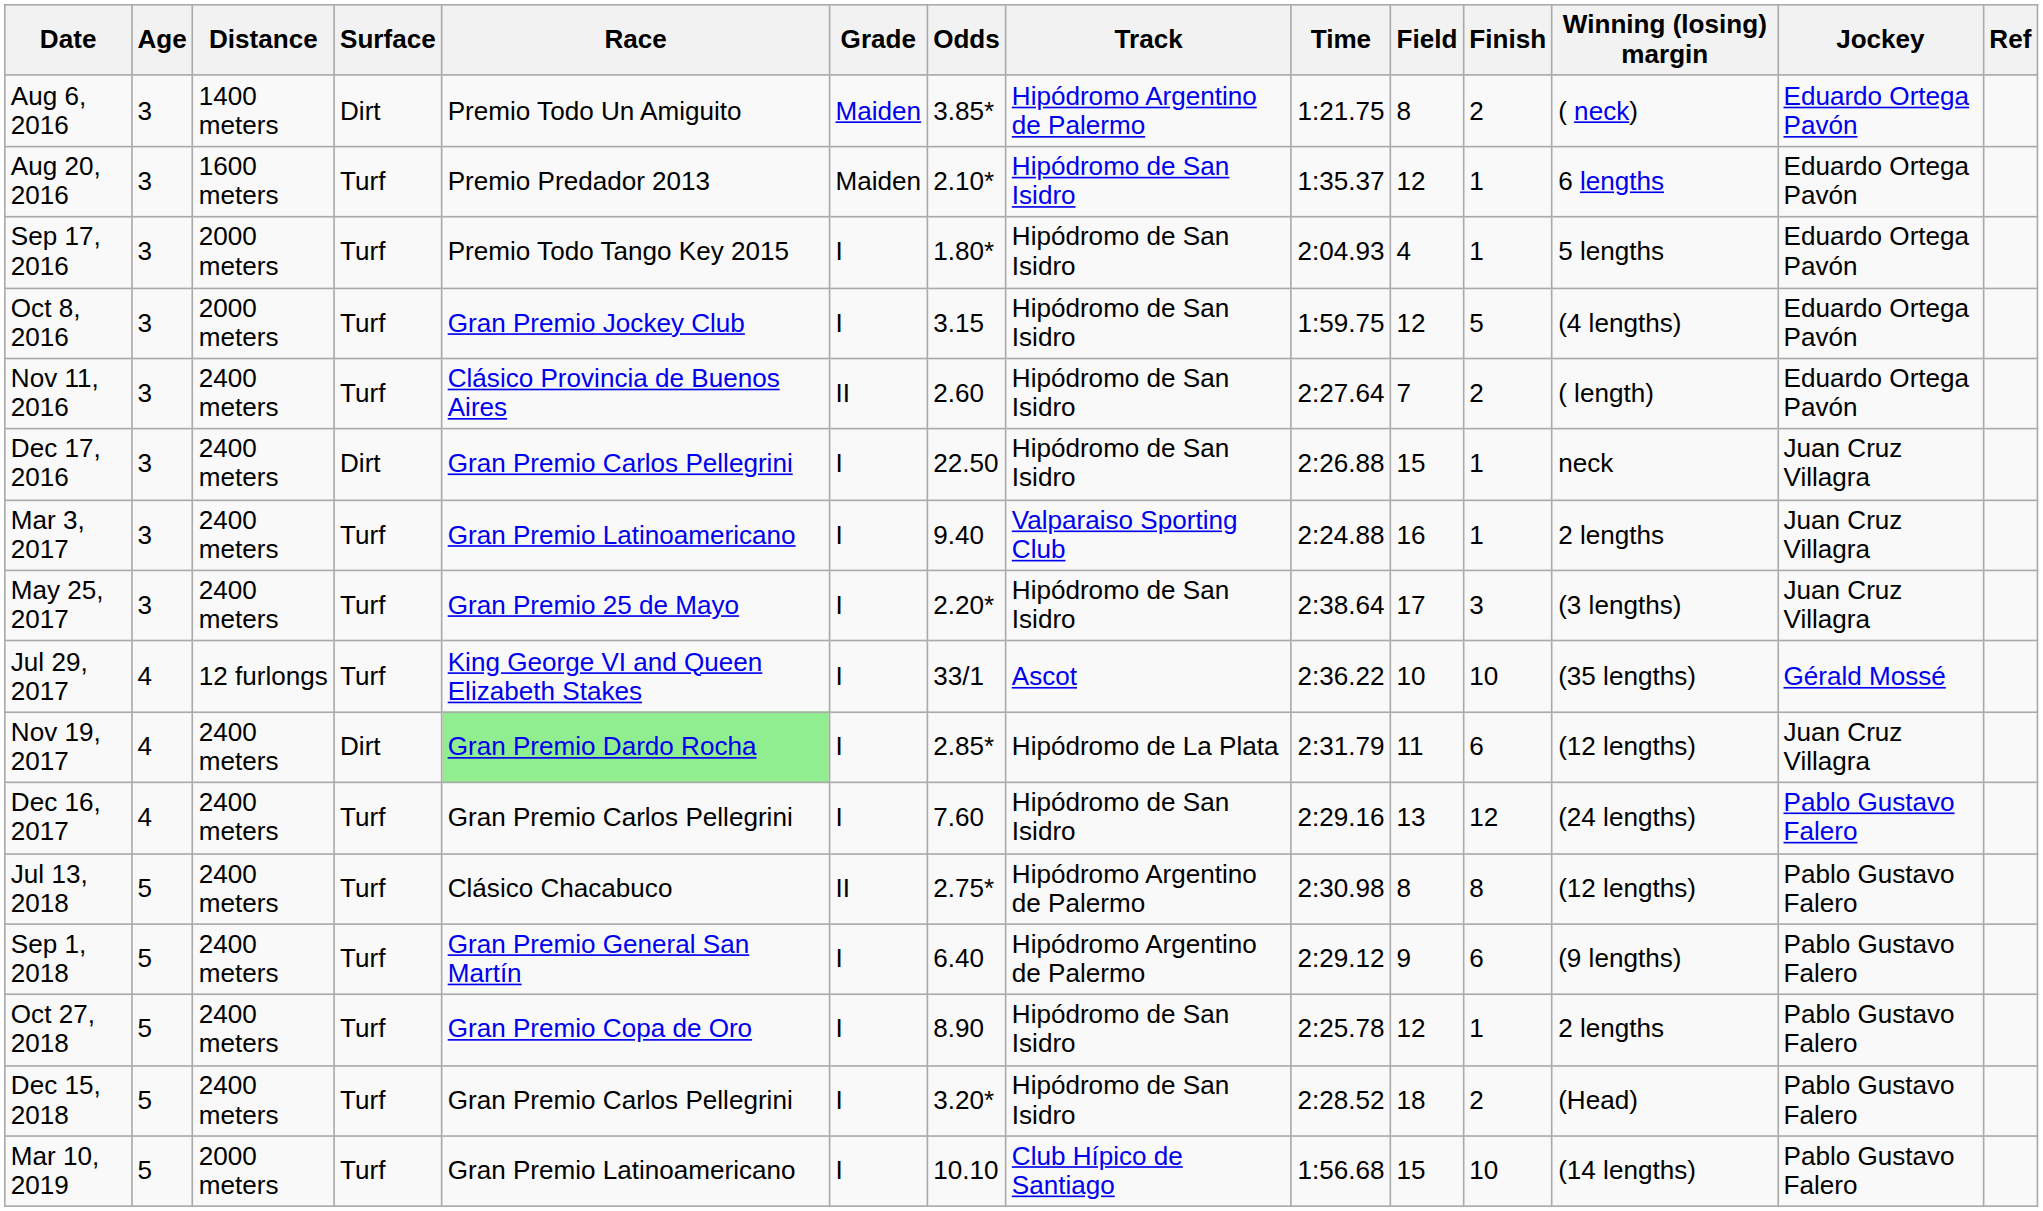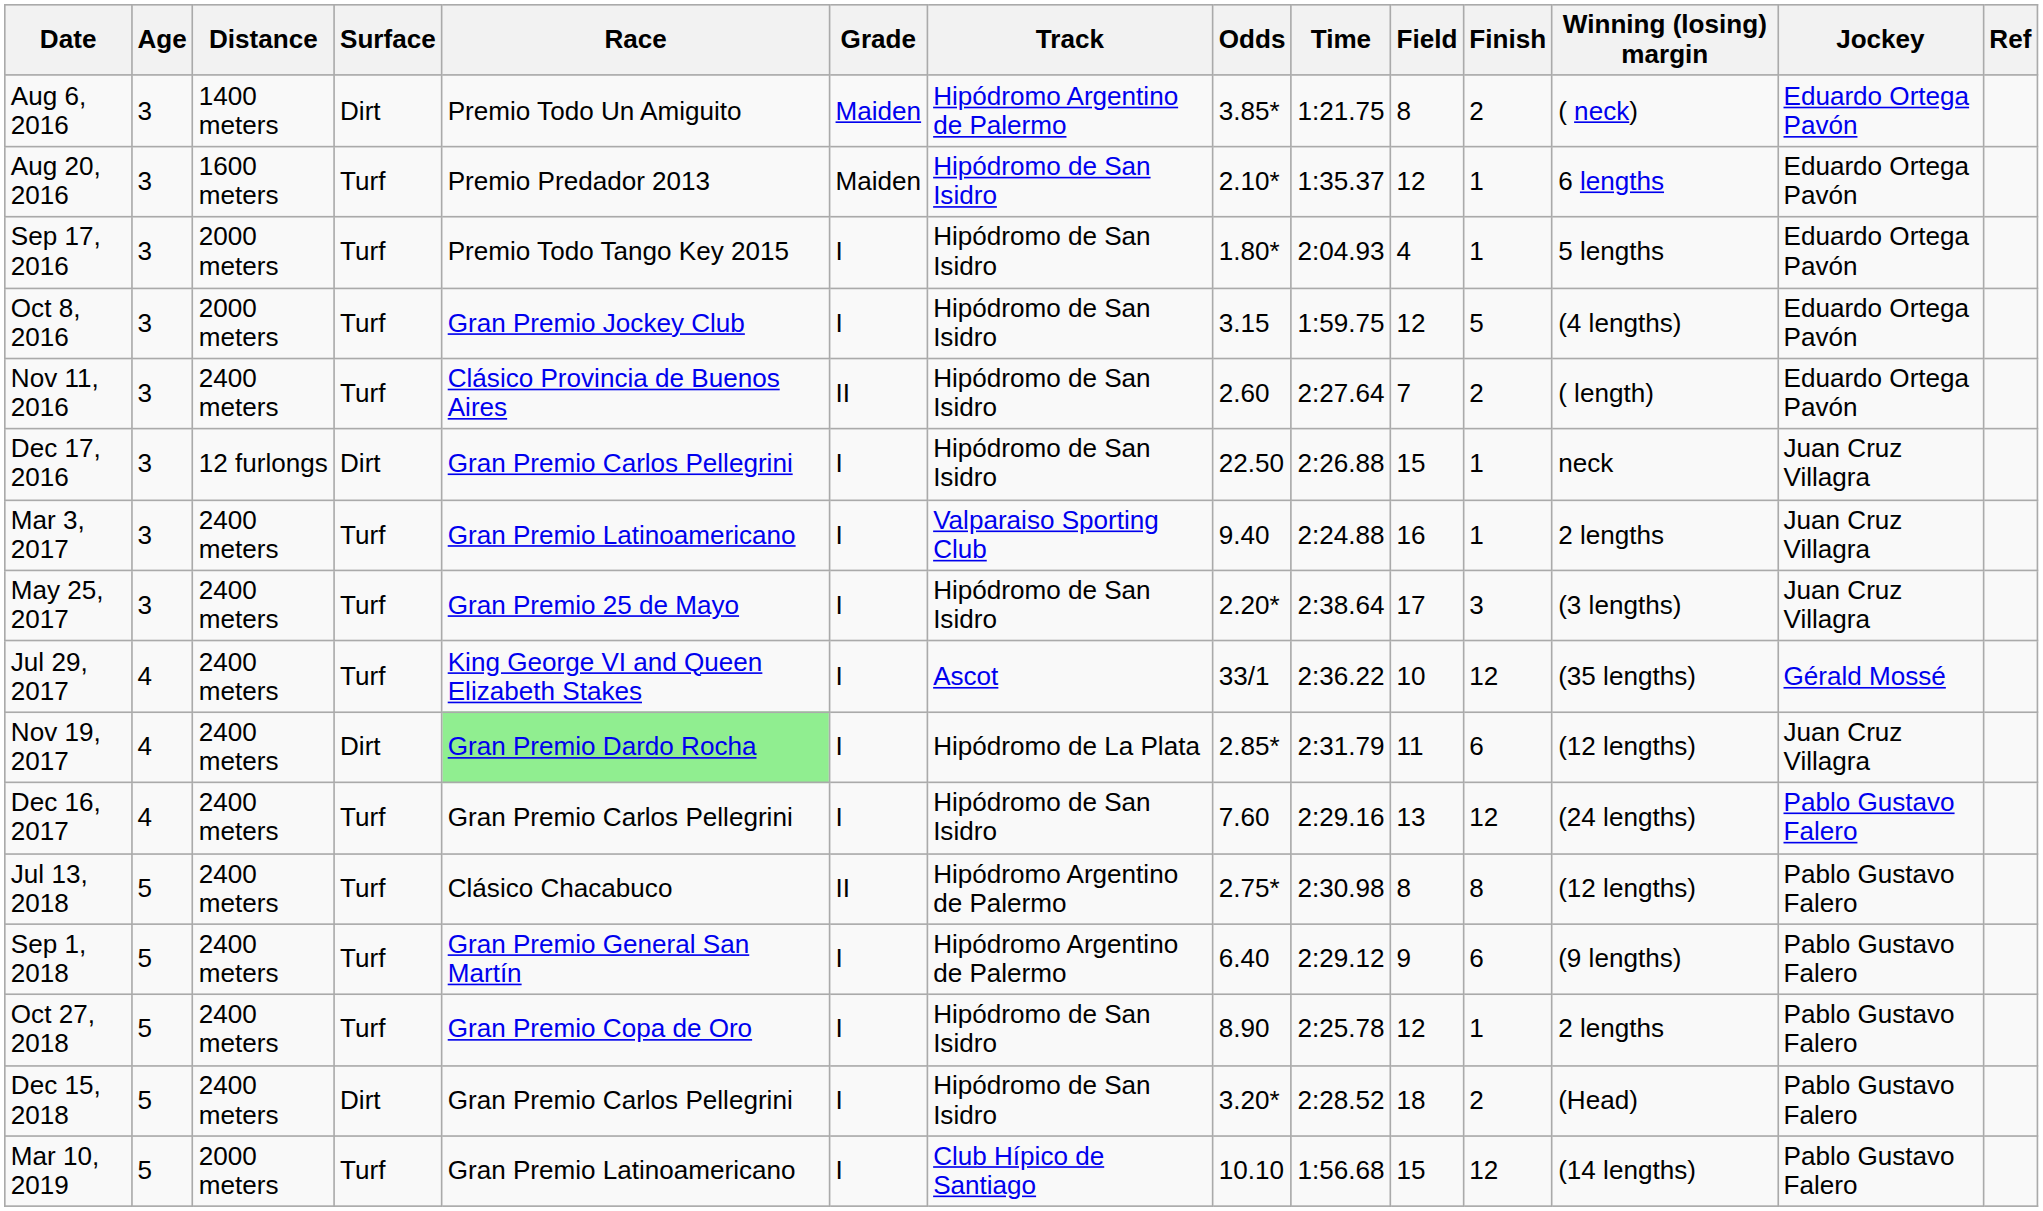columns swapped: (1149, 39) <-> (966, 39)
(239, 464) 2400 meters -> (263, 464) 12 furlongs
(263, 676) 12 furlongs -> (239, 676) 2400 meters
(1484, 676) 10 -> (1484, 676) 12
(363, 1100) Turf -> (360, 1100) Dirt
(1484, 1171) 10 -> (1484, 1171) 12
